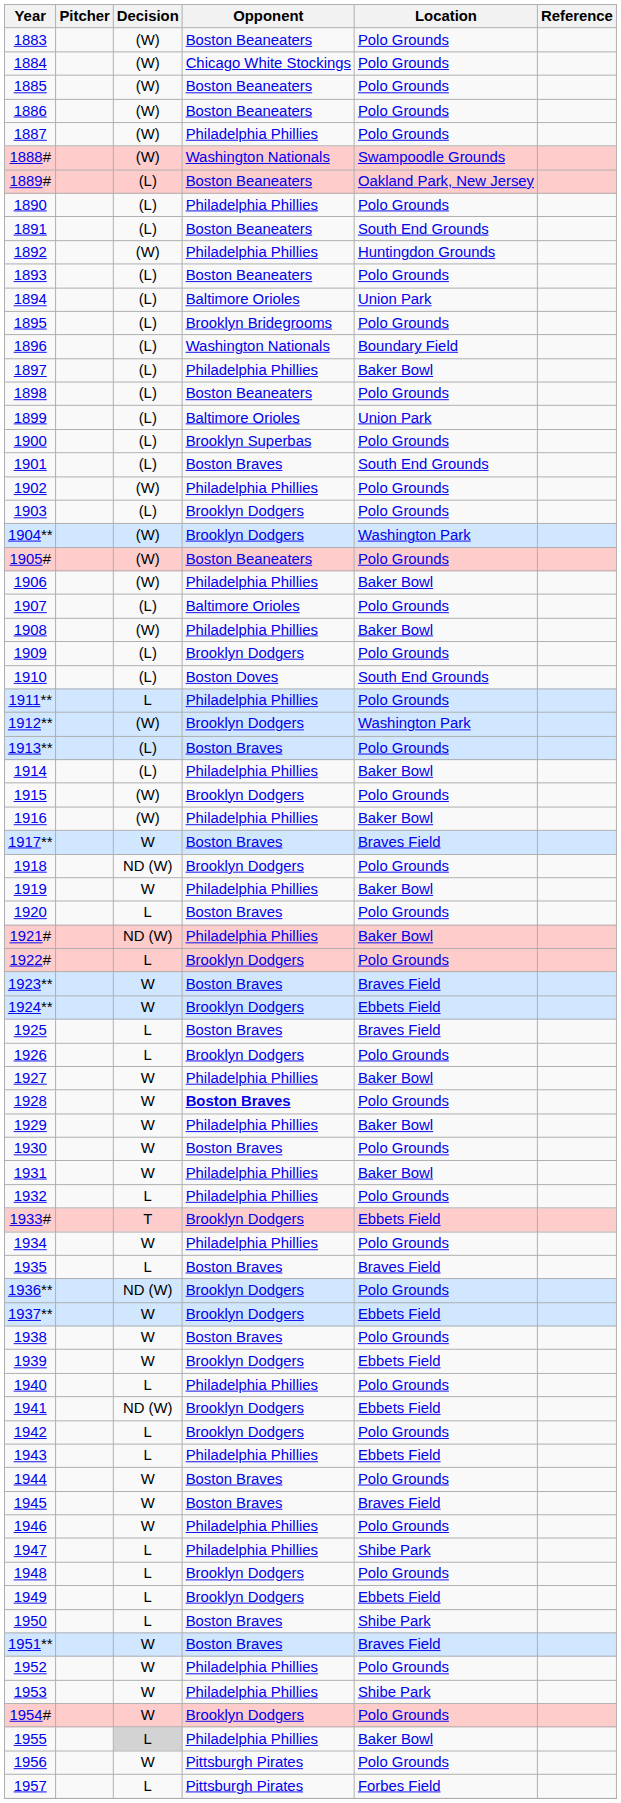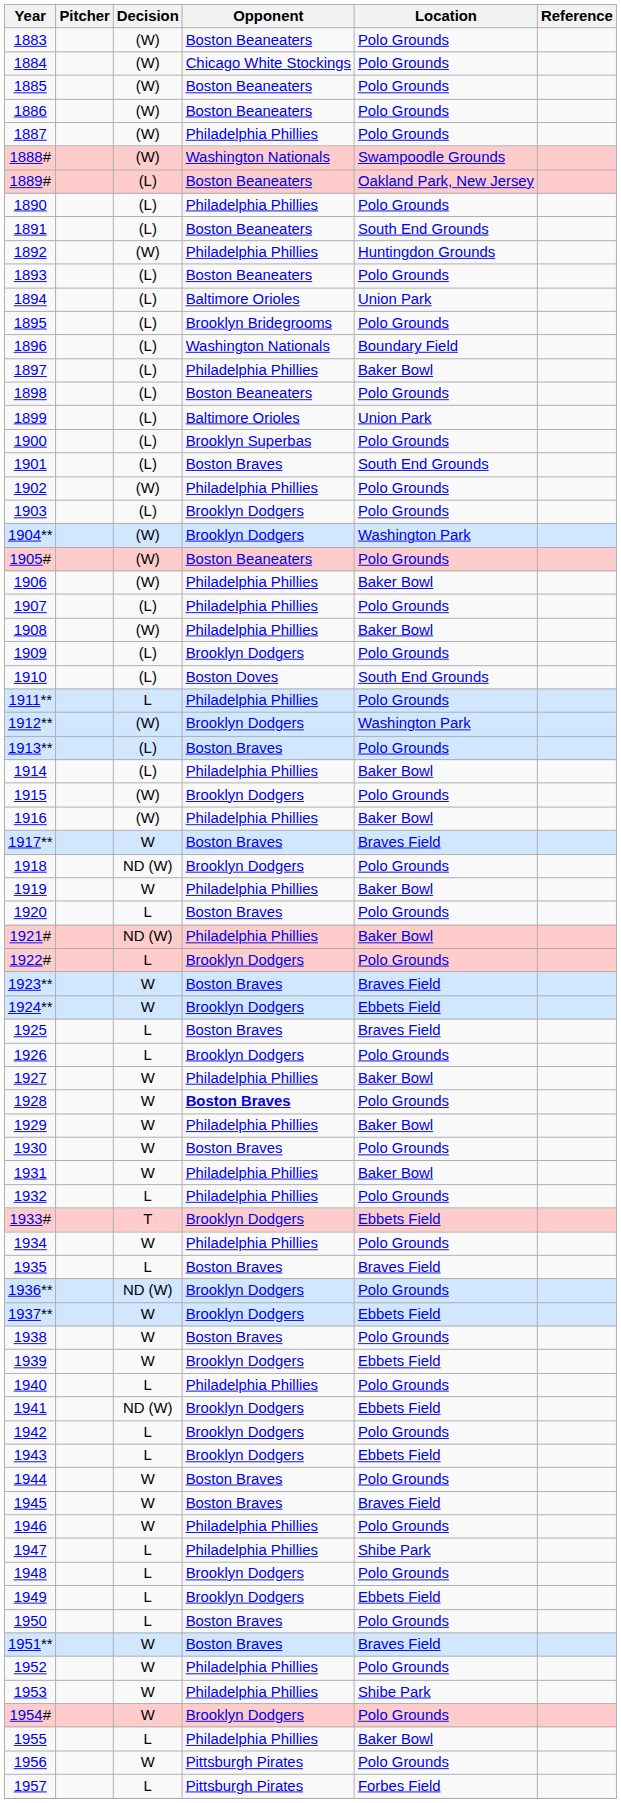(243, 606) Baltimore Orioles -> (252, 606) Philadelphia Phillies
(252, 1455) Philadelphia Phillies -> (245, 1455) Brooklyn Dodgers
(394, 1621) Shibe Park -> (403, 1621) Polo Grounds
(148, 1739) lightgrey background -> (148, 1739) no background
